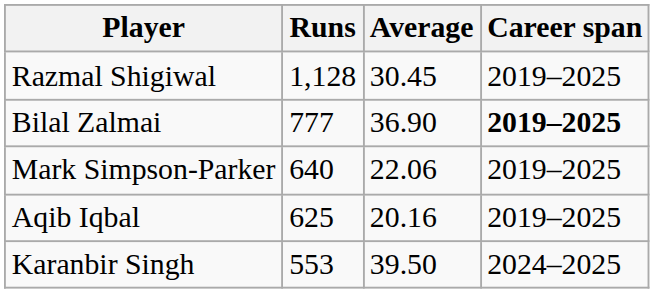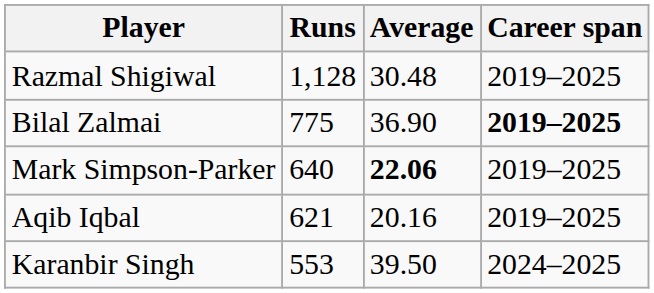(403, 75) 30.45 -> (403, 75) 30.48
(312, 122) 777 -> (312, 122) 775
(403, 169) normal -> (403, 169) bold
(312, 216) 625 -> (312, 216) 621
